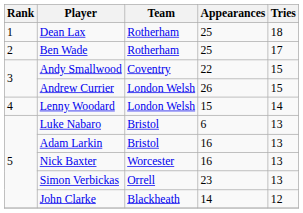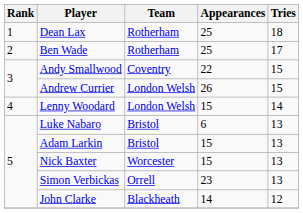(206, 143) 16 -> (206, 143) 15
(206, 161) 16 -> (206, 161) 15
